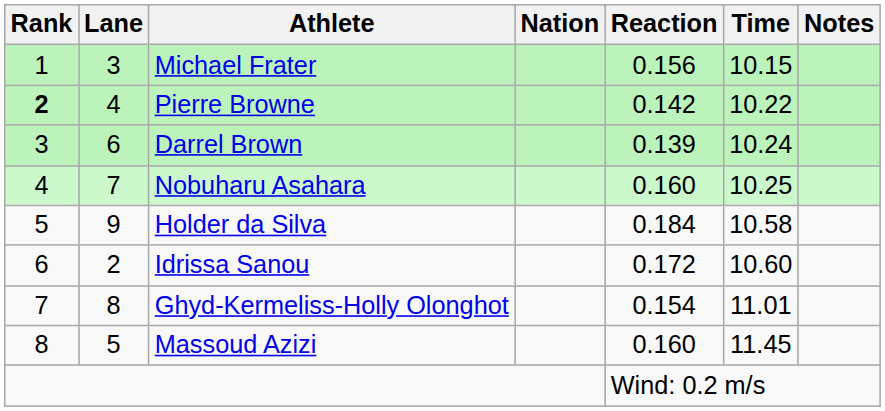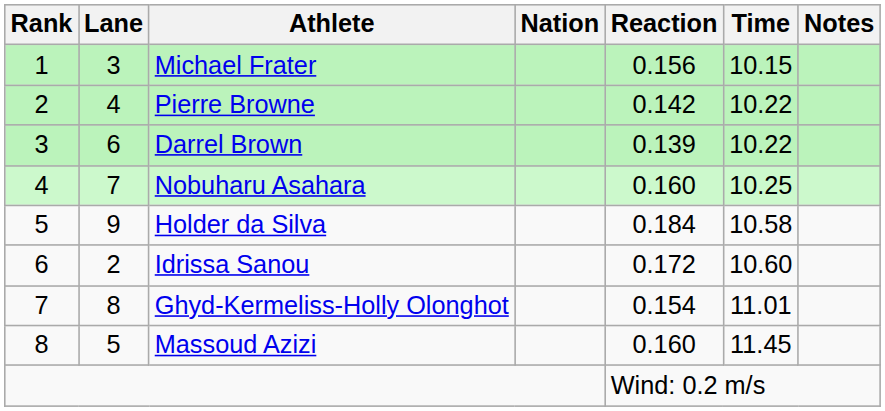(42, 104) bold -> (42, 104) normal
(761, 144) 10.24 -> (761, 144) 10.22
